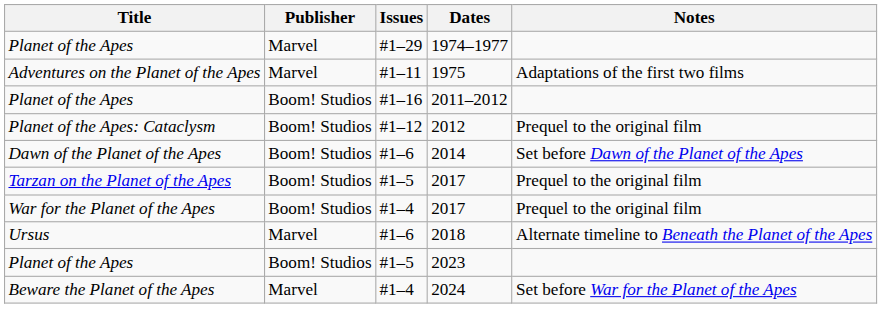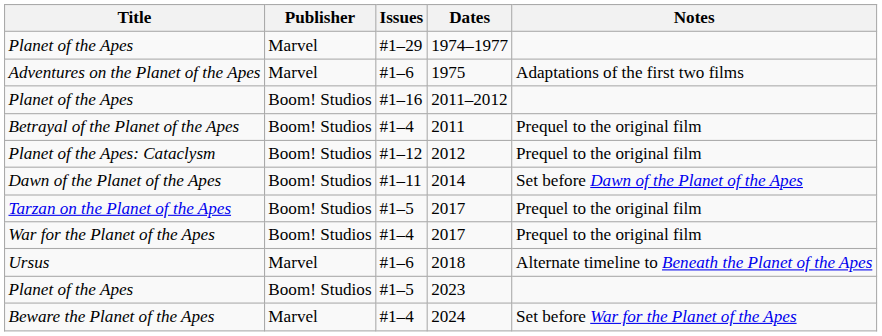(401, 72) #1–11 -> (397, 72) #1–6
+ row: (124, 126)
(397, 153) #1–6 -> (401, 180) #1–11
